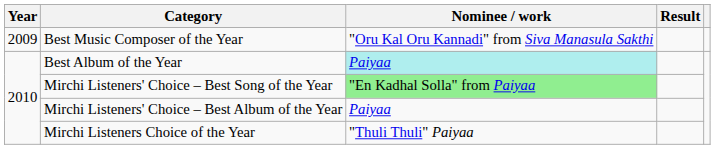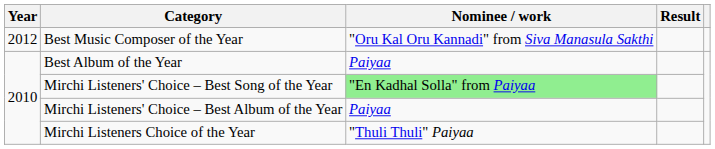(23, 39) 2009 -> (23, 39) 2012
(370, 62) paleturquoise background -> (370, 62) no background
